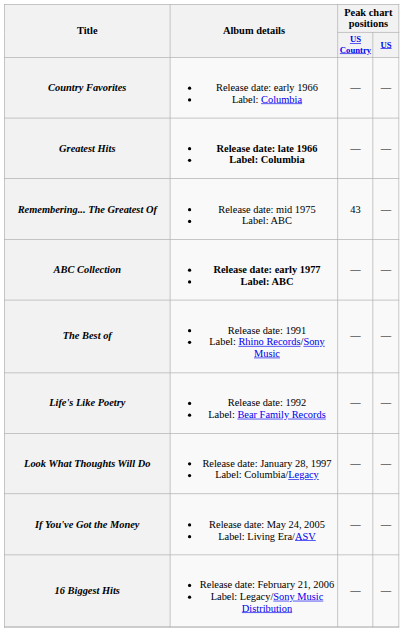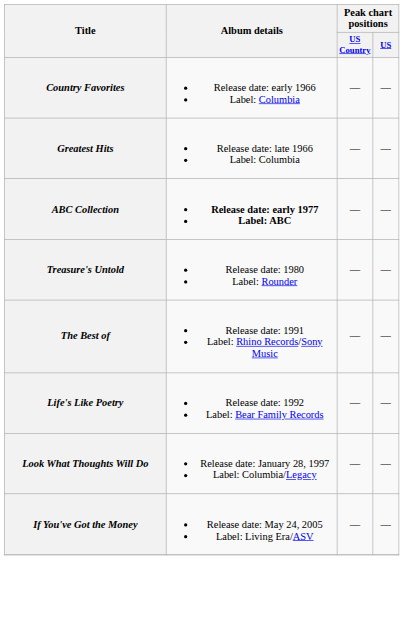(254, 154) bold -> (252, 154) normal
- row: (87, 209)
+ row: (85, 270)
- row: (87, 591)
